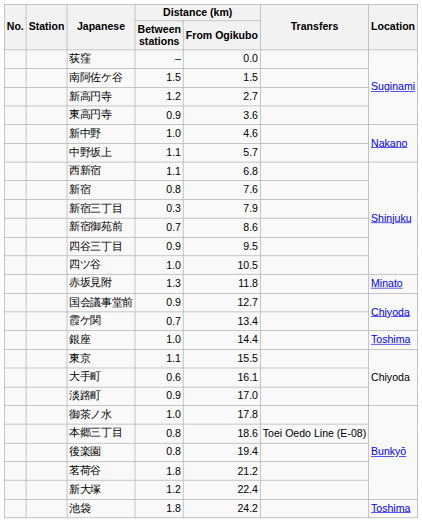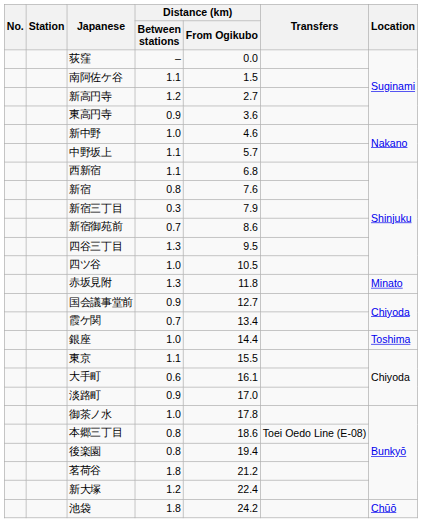(174, 77) 1.5 -> (174, 77) 1.1
(174, 246) 0.9 -> (174, 246) 1.3
(391, 508) Toshima -> (384, 508) Chūō
